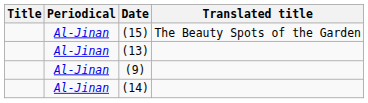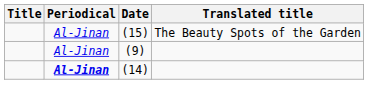- row: (135, 51)
(81, 88) normal -> (81, 70) bold
